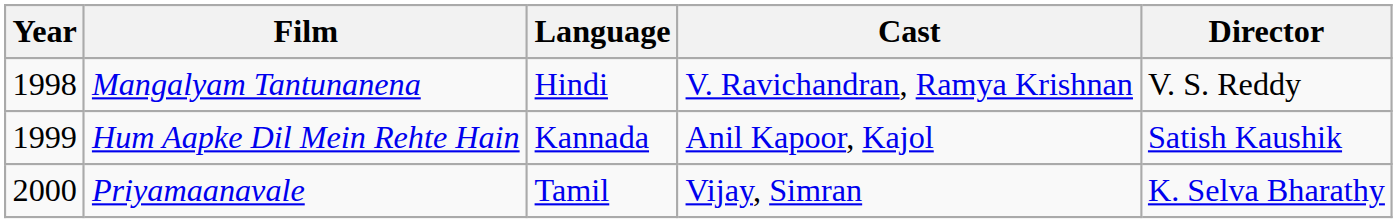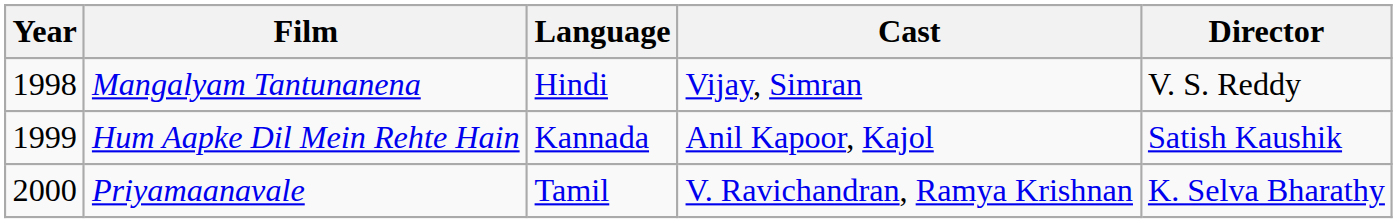(909, 84) V. Ravichandran, Ramya Krishnan -> (774, 84) Vijay, Simran
(774, 190) Vijay, Simran -> (909, 190) V. Ravichandran, Ramya Krishnan
